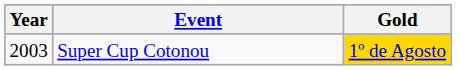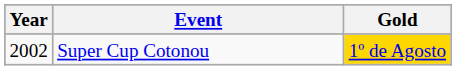(29, 50) 2003 -> (29, 50) 2002
